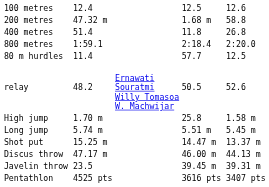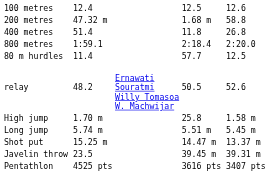- row: (33, 154)
